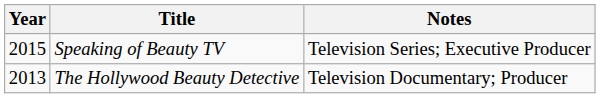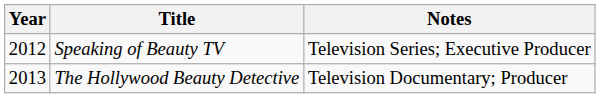(27, 48) 2015 -> (27, 48) 2012
